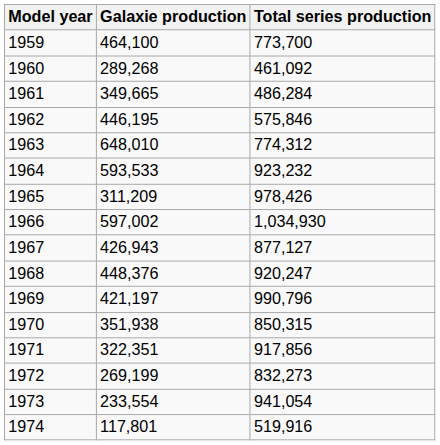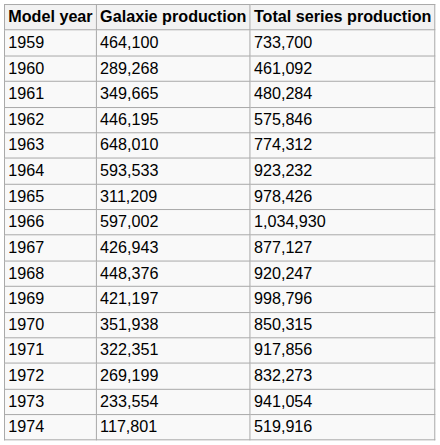(283, 42) 773,700 -> (283, 42) 733,700
(283, 94) 486,284 -> (283, 94) 480,284
(283, 299) 990,796 -> (283, 299) 998,796
